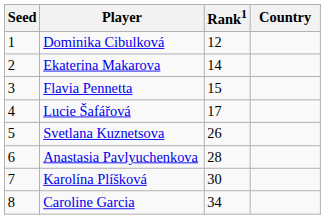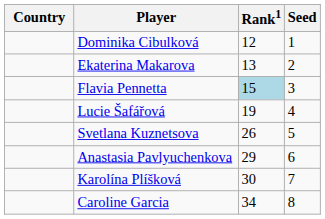columns swapped: (285, 17) <-> (22, 17)
(215, 65) 14 -> (249, 65) 13
(215, 88) no background -> (249, 88) lightblue background
(215, 111) 17 -> (249, 111) 19
(215, 156) 28 -> (249, 156) 29
